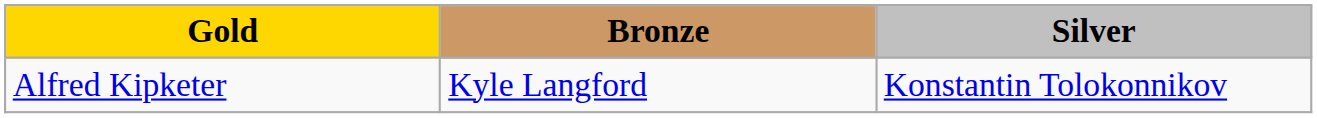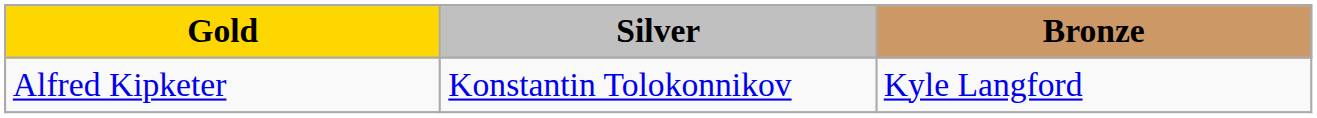columns swapped: (1094, 31) <-> (658, 31)
